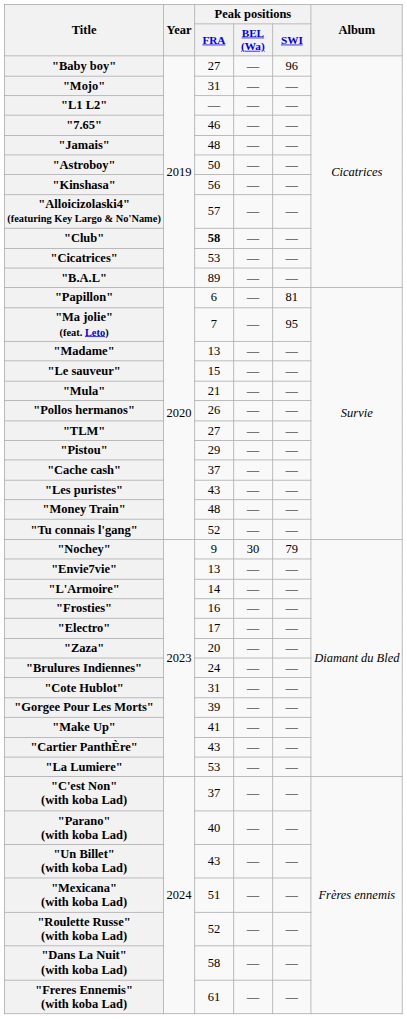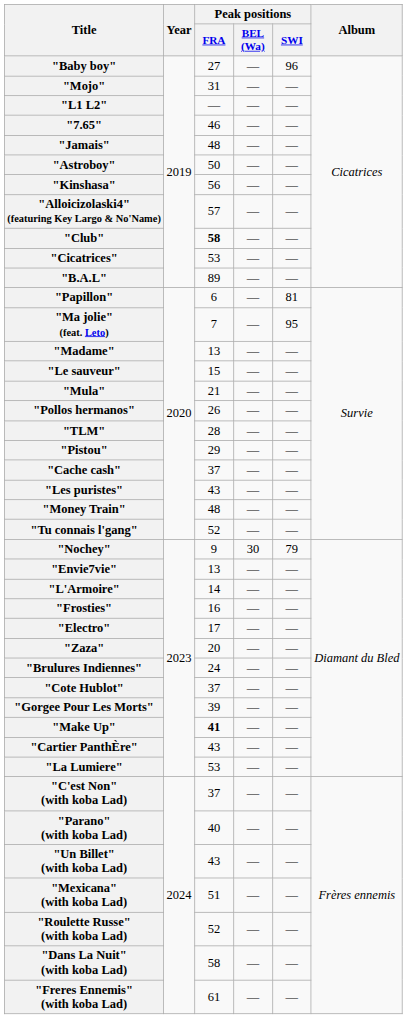(214, 430) 27 -> (214, 430) 28
(214, 687) 31 -> (214, 687) 37
(214, 727) normal -> (214, 727) bold
